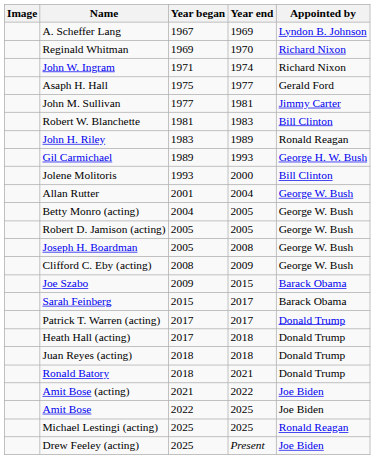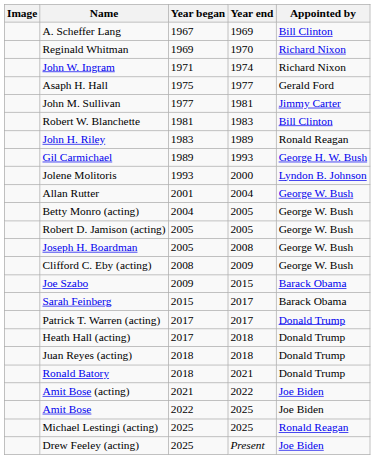(323, 31) Lyndon B. Johnson -> (306, 31) Bill Clinton
(306, 175) Bill Clinton -> (323, 175) Lyndon B. Johnson
